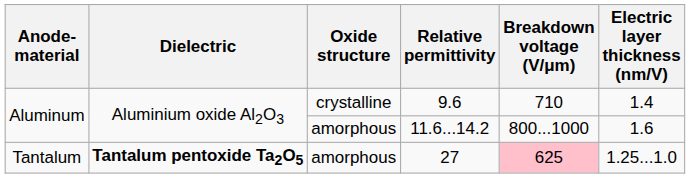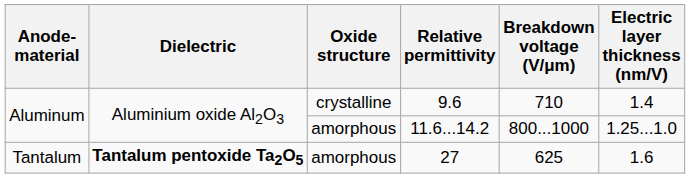(642, 128) 1.6 -> (642, 128) 1.25...1.0
(549, 157) pink background -> (549, 157) no background
(642, 157) 1.25...1.0 -> (642, 157) 1.6
